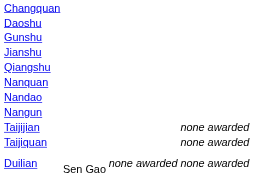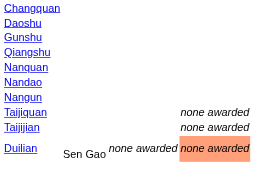- row: (23, 53)
rows swapped: (26, 142) <-> (22, 128)
(215, 164) no background -> (215, 149) lightsalmon background
